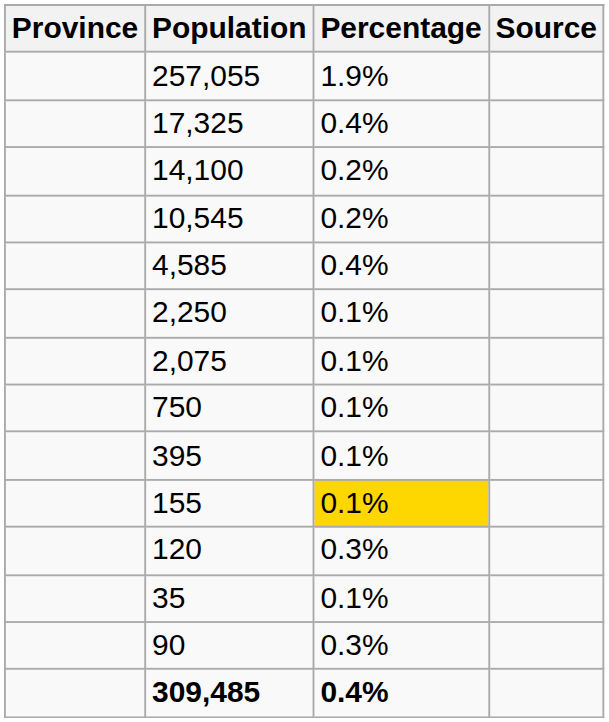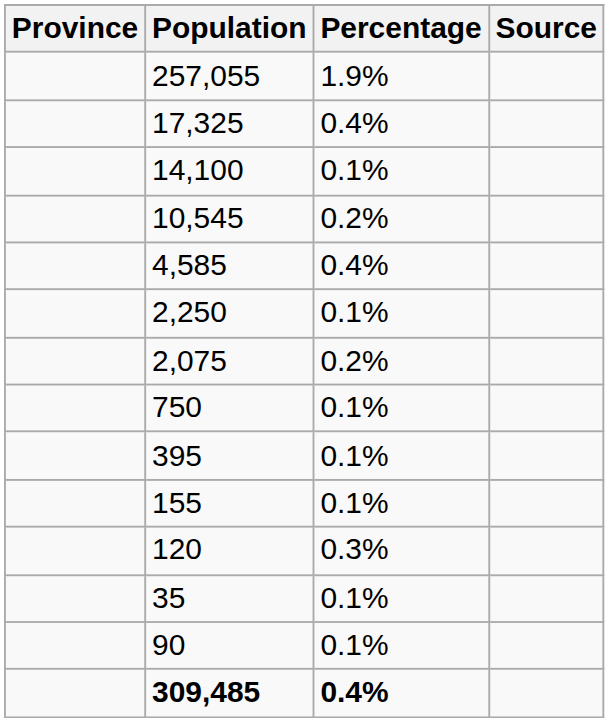(354, 170) 0.2% -> (354, 170) 0.1%
(354, 360) 0.1% -> (354, 360) 0.2%
(354, 502) gold background -> (354, 502) no background
(354, 645) 0.3% -> (354, 645) 0.1%
